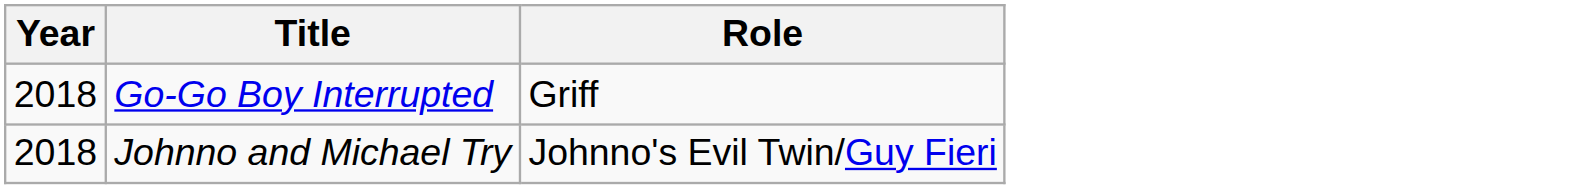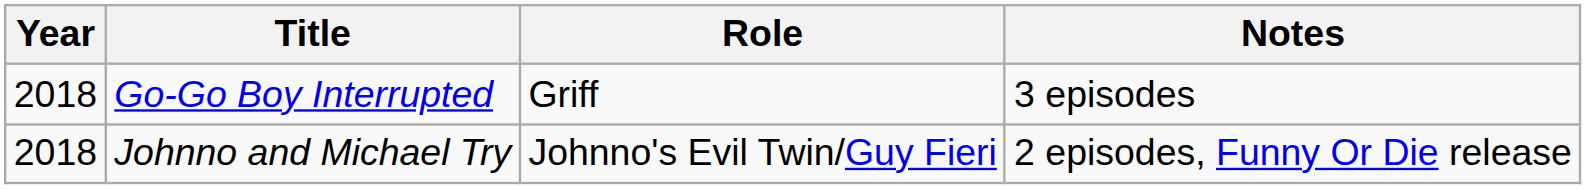+ column: (1293, 34)
